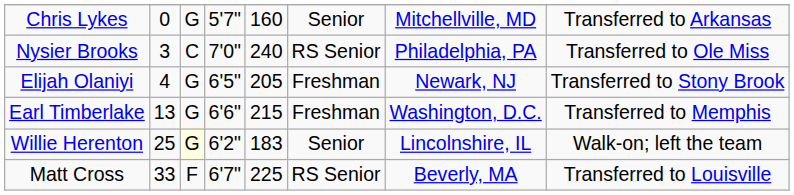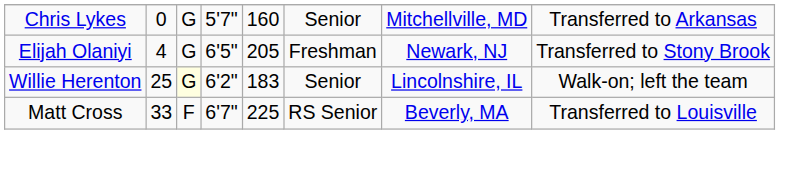- row: (77, 50)
- row: (77, 112)
